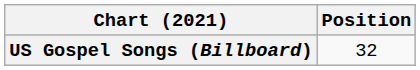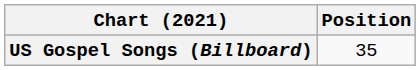(366, 50) 32 -> (366, 50) 35
